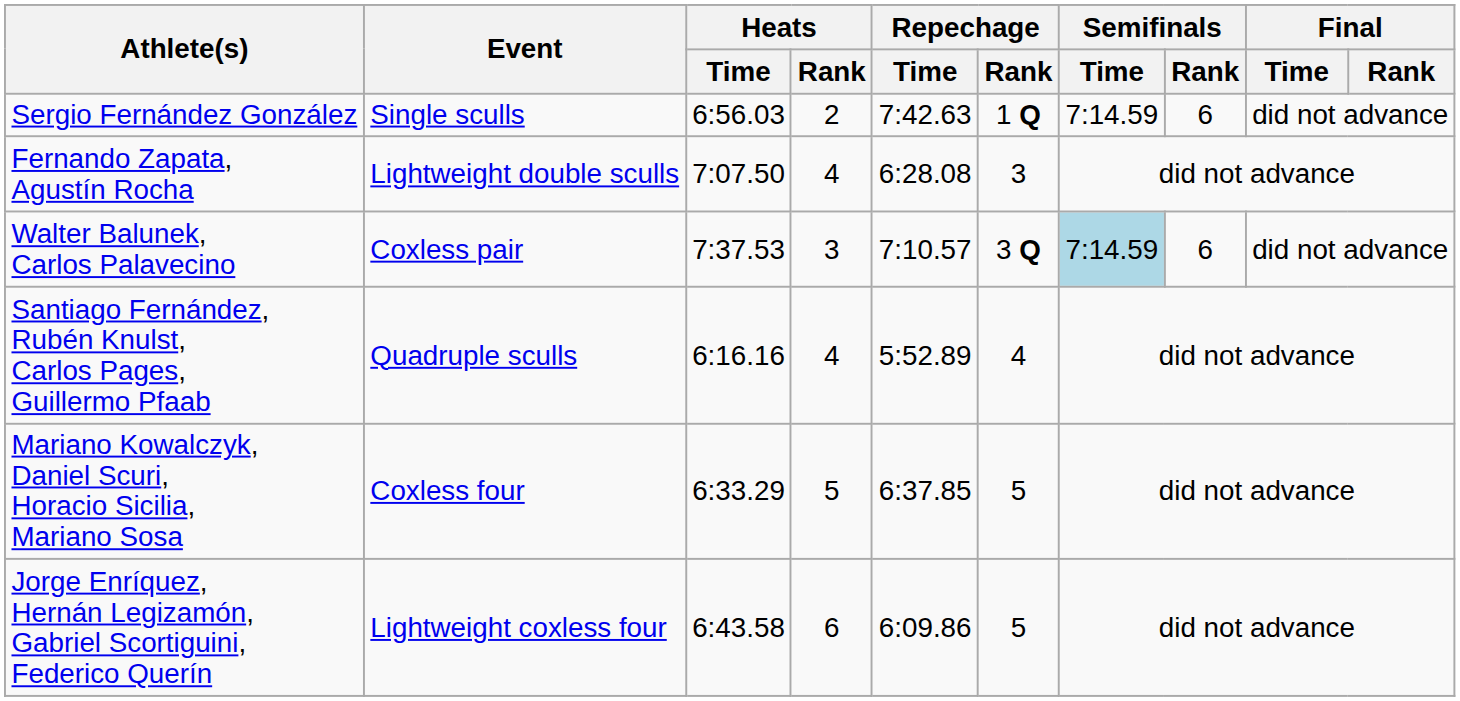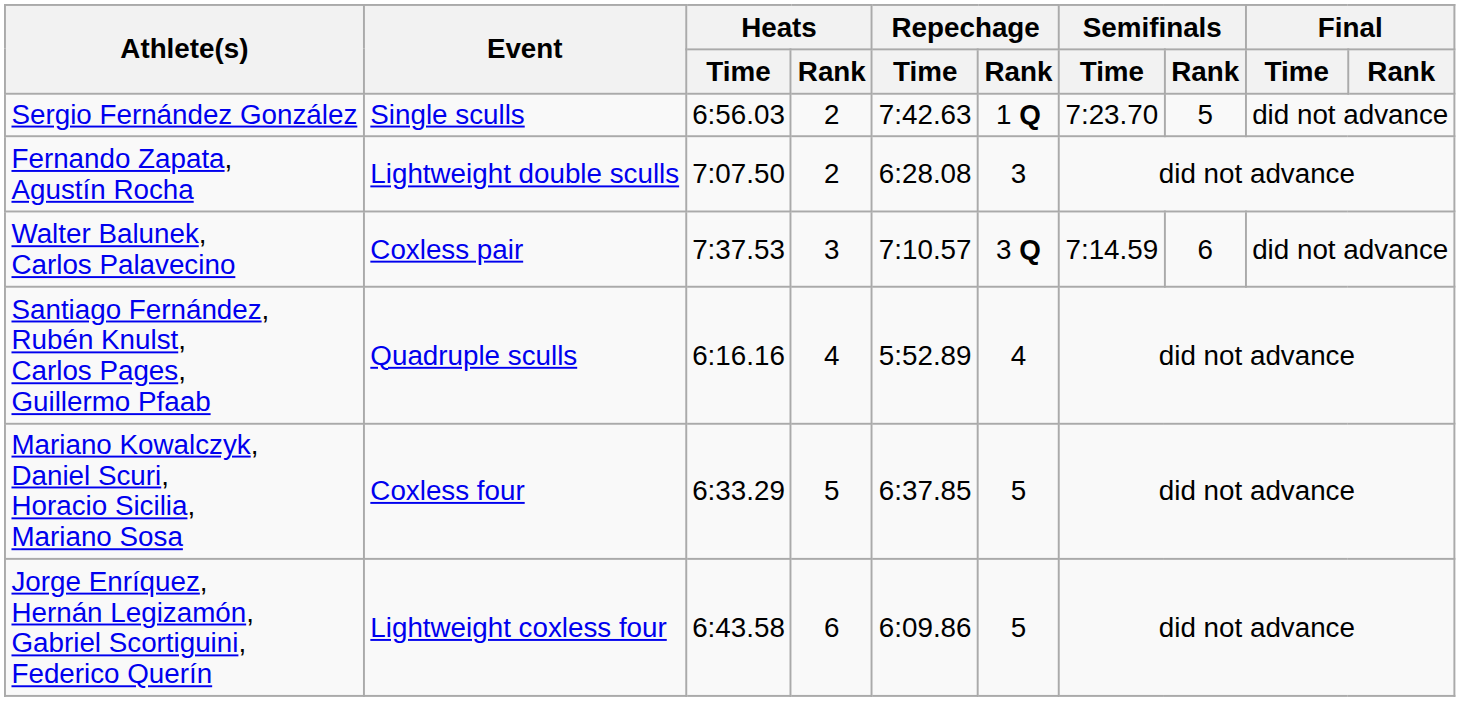(1112, 115) 7:14.59 -> (1112, 115) 7:23.70
(1205, 115) 6 -> (1205, 115) 5
(832, 174) 4 -> (832, 174) 2
(1112, 249) lightblue background -> (1112, 249) no background
